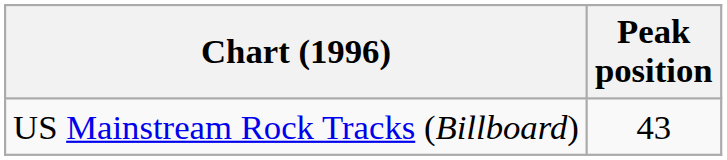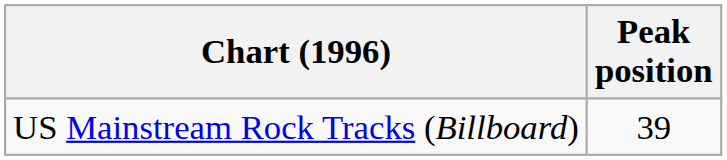(654, 126) 43 -> (654, 126) 39
